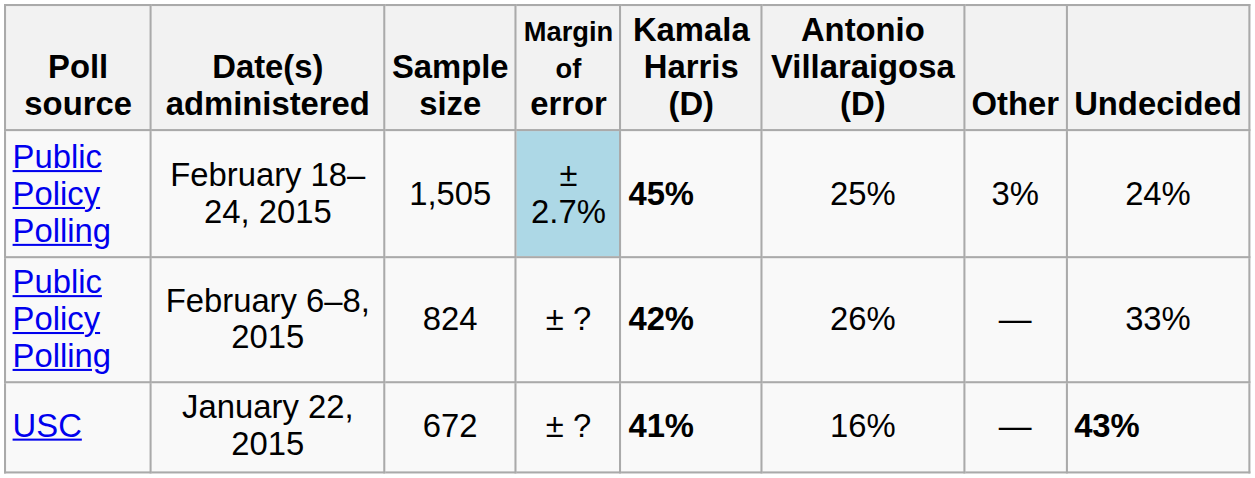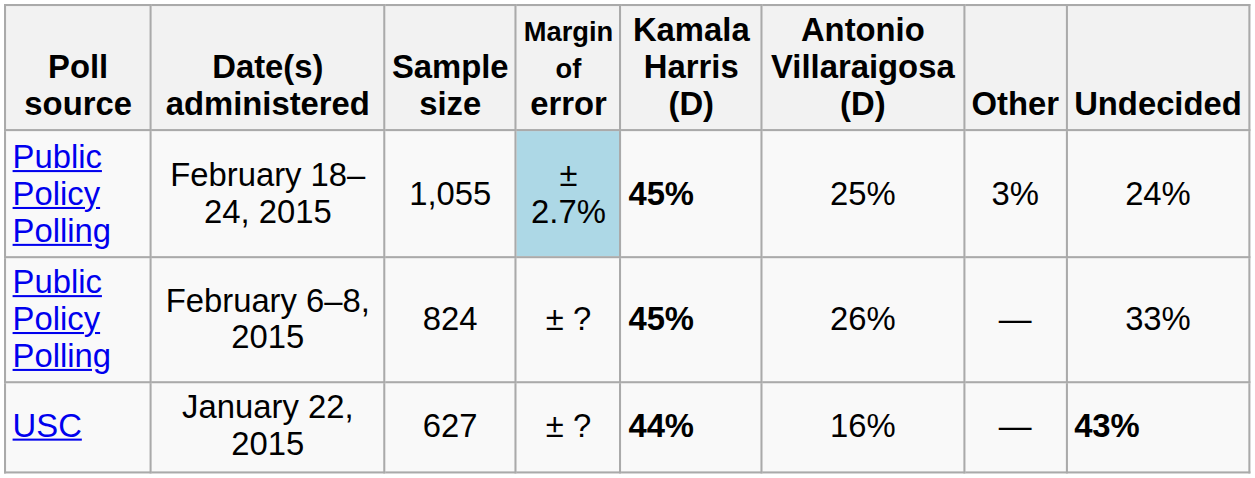(450, 193) 1,505 -> (450, 193) 1,055
(661, 319) 42% -> (661, 319) 45%
(450, 426) 672 -> (450, 426) 627
(661, 426) 41% -> (661, 426) 44%
